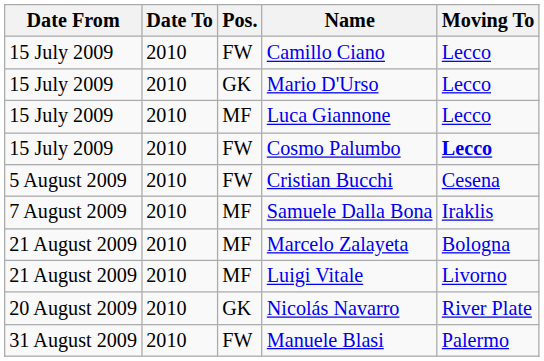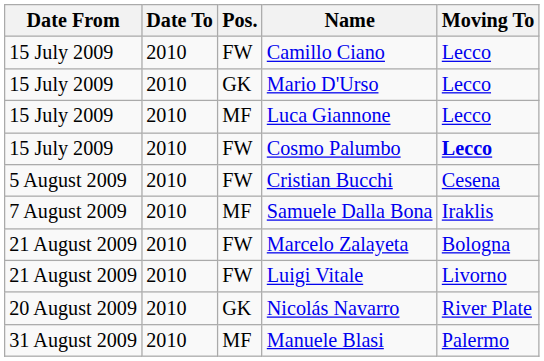(237, 244) MF -> (237, 244) FW
(237, 276) MF -> (237, 276) FW
(237, 340) FW -> (237, 340) MF
